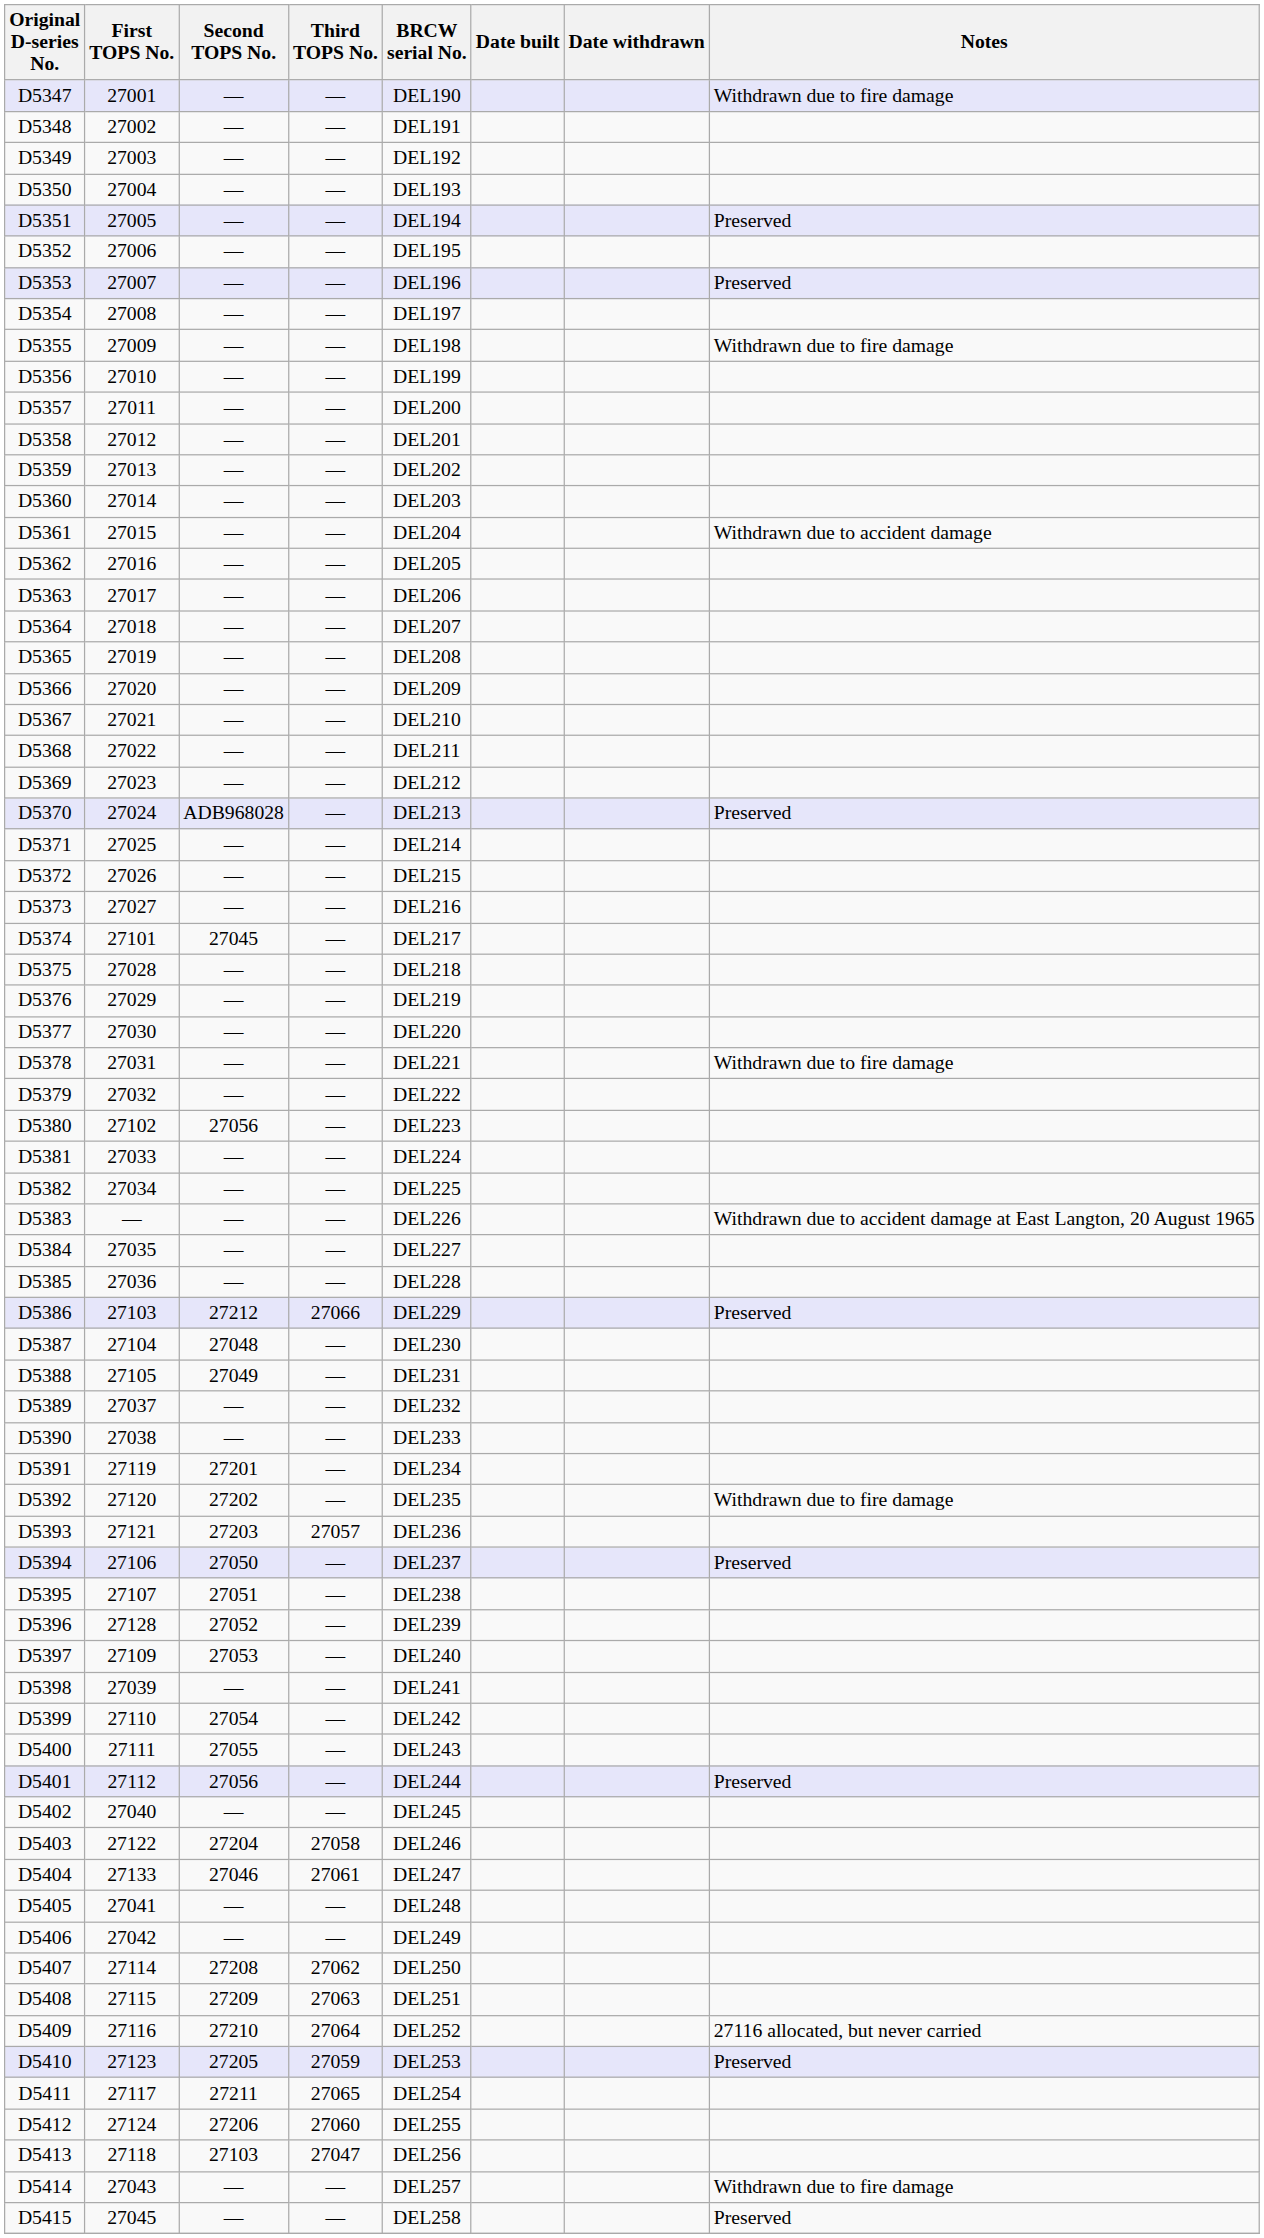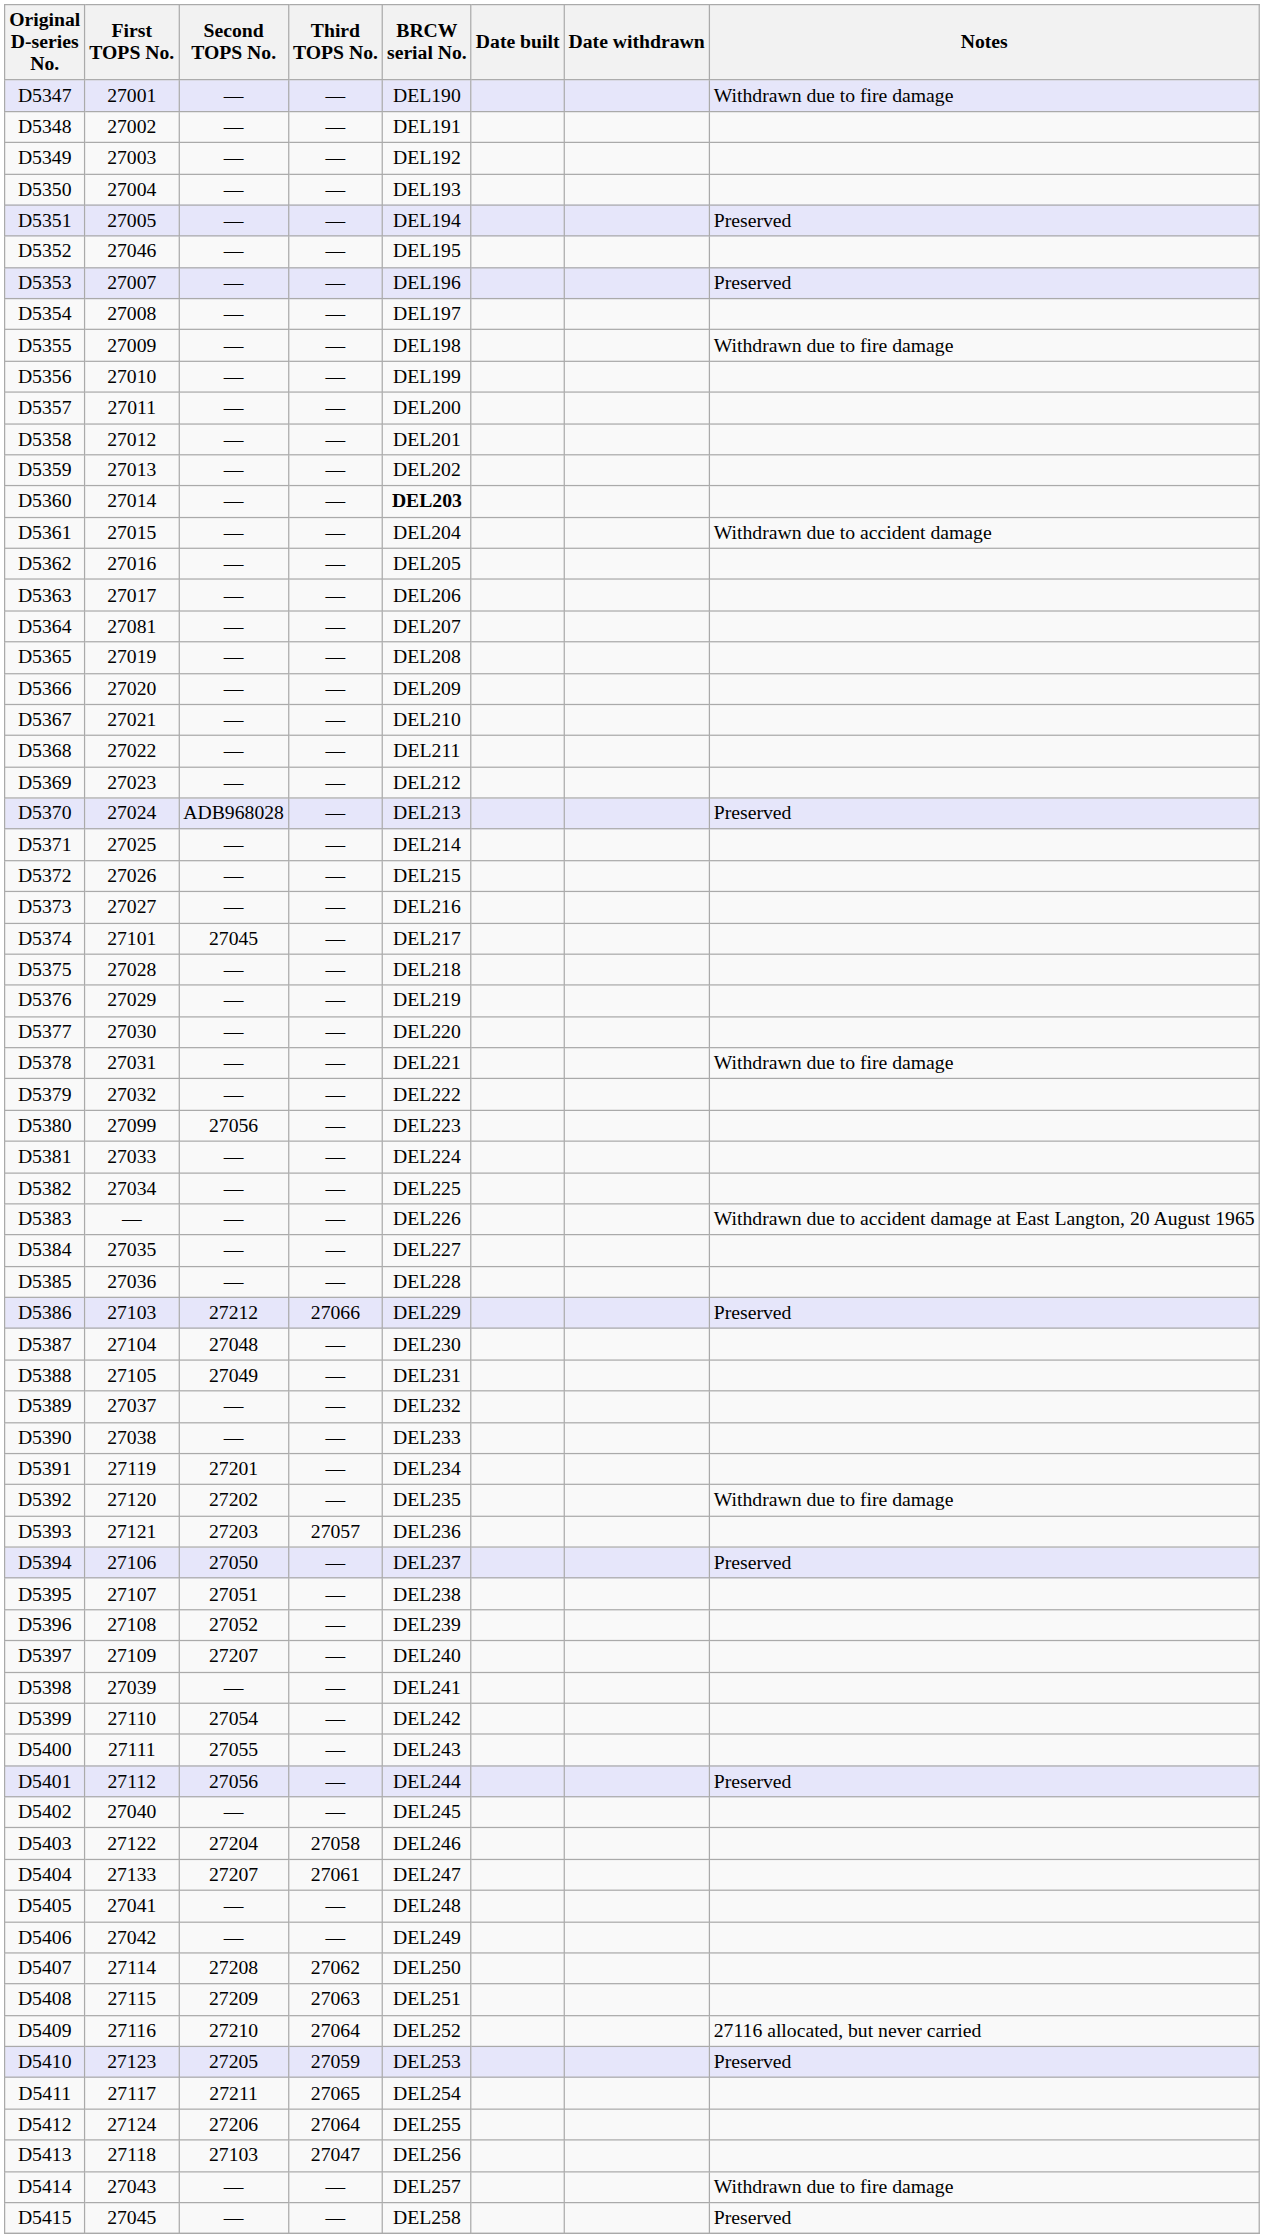(132, 251) 27006 -> (132, 251) 27046
(427, 501) normal -> (427, 501) bold
(132, 626) 27018 -> (132, 626) 27081
(132, 1125) 27102 -> (132, 1125) 27099
(132, 1624) 27128 -> (132, 1624) 27108
(234, 1656) 27053 -> (234, 1656) 27207
(234, 1874) 27046 -> (234, 1874) 27207
(335, 2124) 27060 -> (335, 2124) 27064
